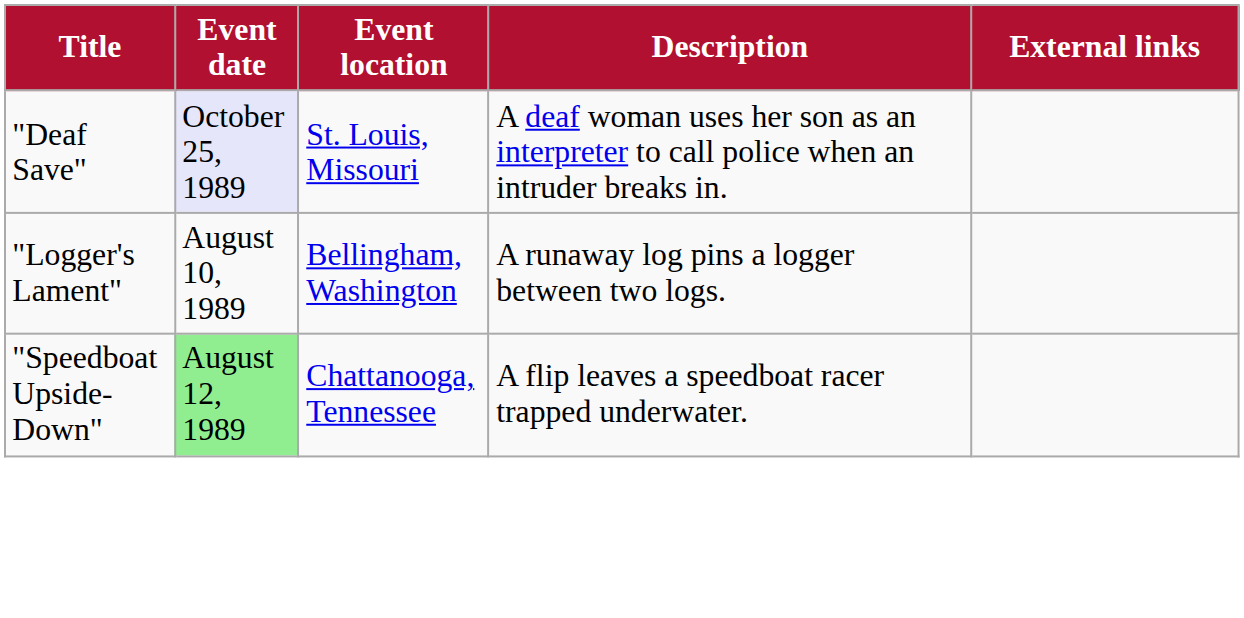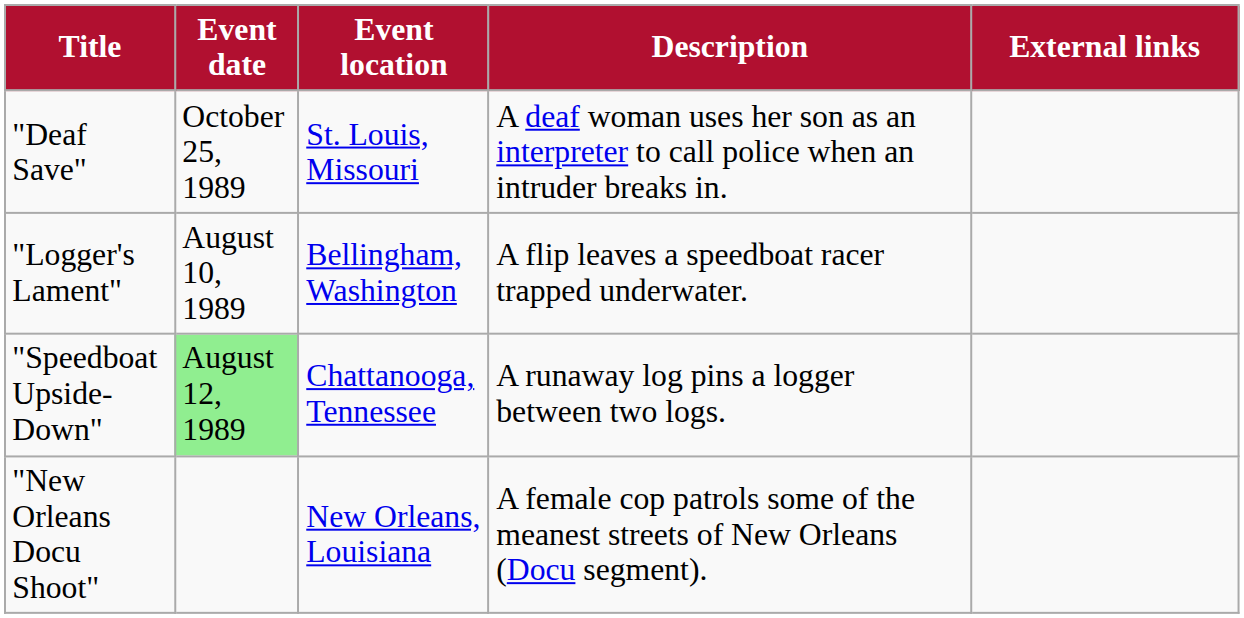(233, 151) lavender background -> (233, 151) no background
(675, 272) A runaway log pins a logger between two logs. -> (690, 272) A flip leaves a speedboat racer trapped underwater.
(690, 394) A flip leaves a speedboat racer trapped underwater. -> (675, 394) A runaway log pins a logger between two logs.
+ row: (62, 533)
